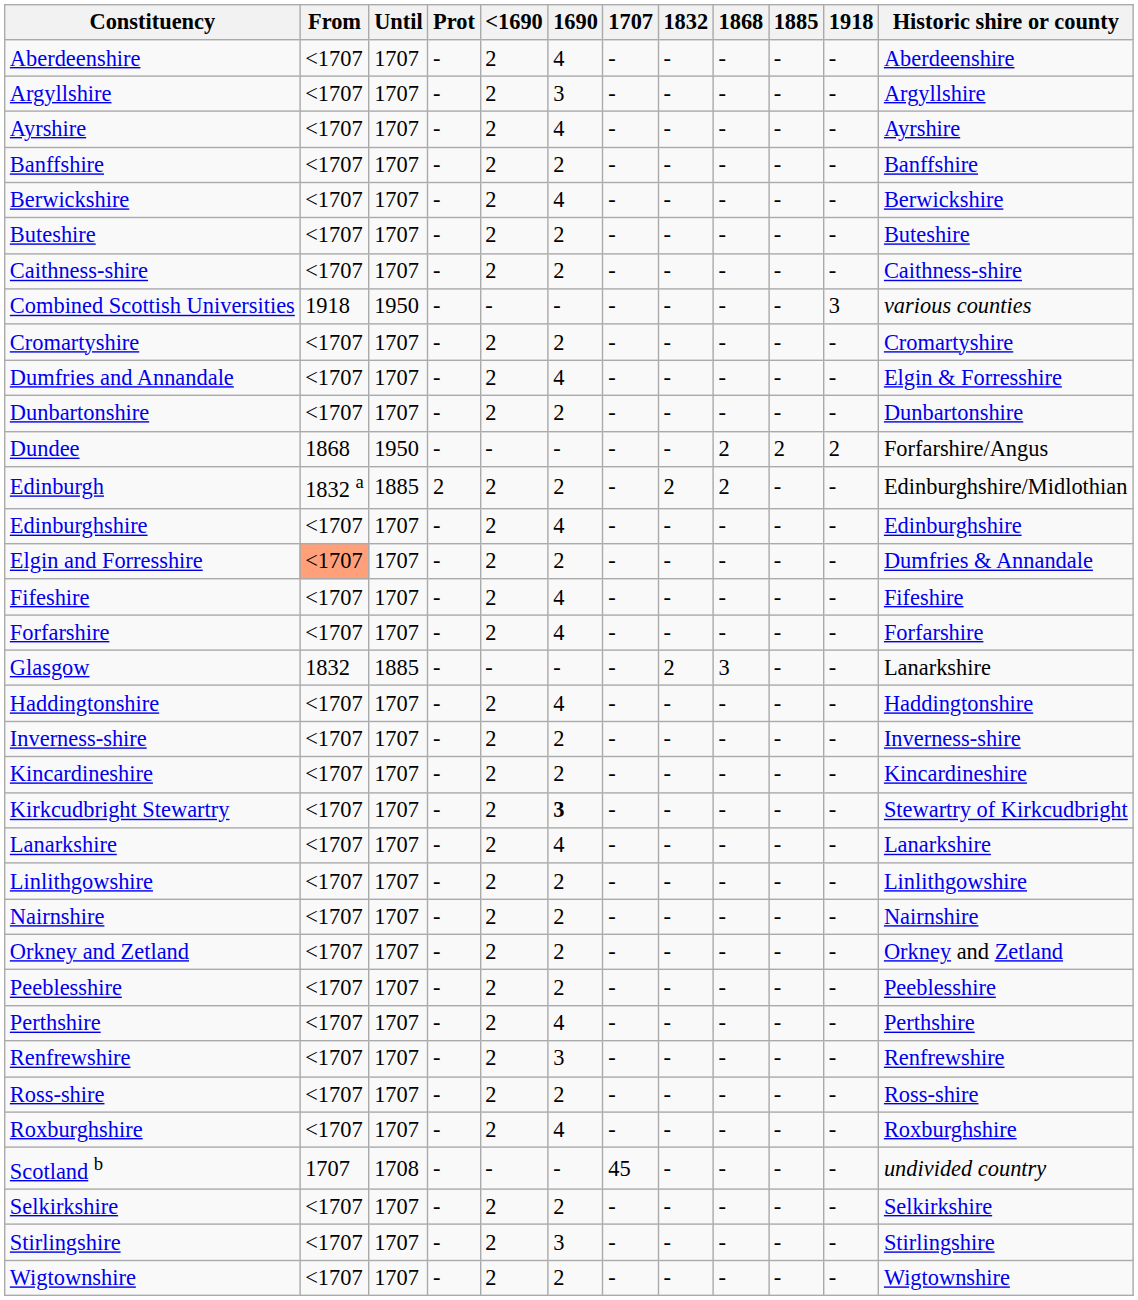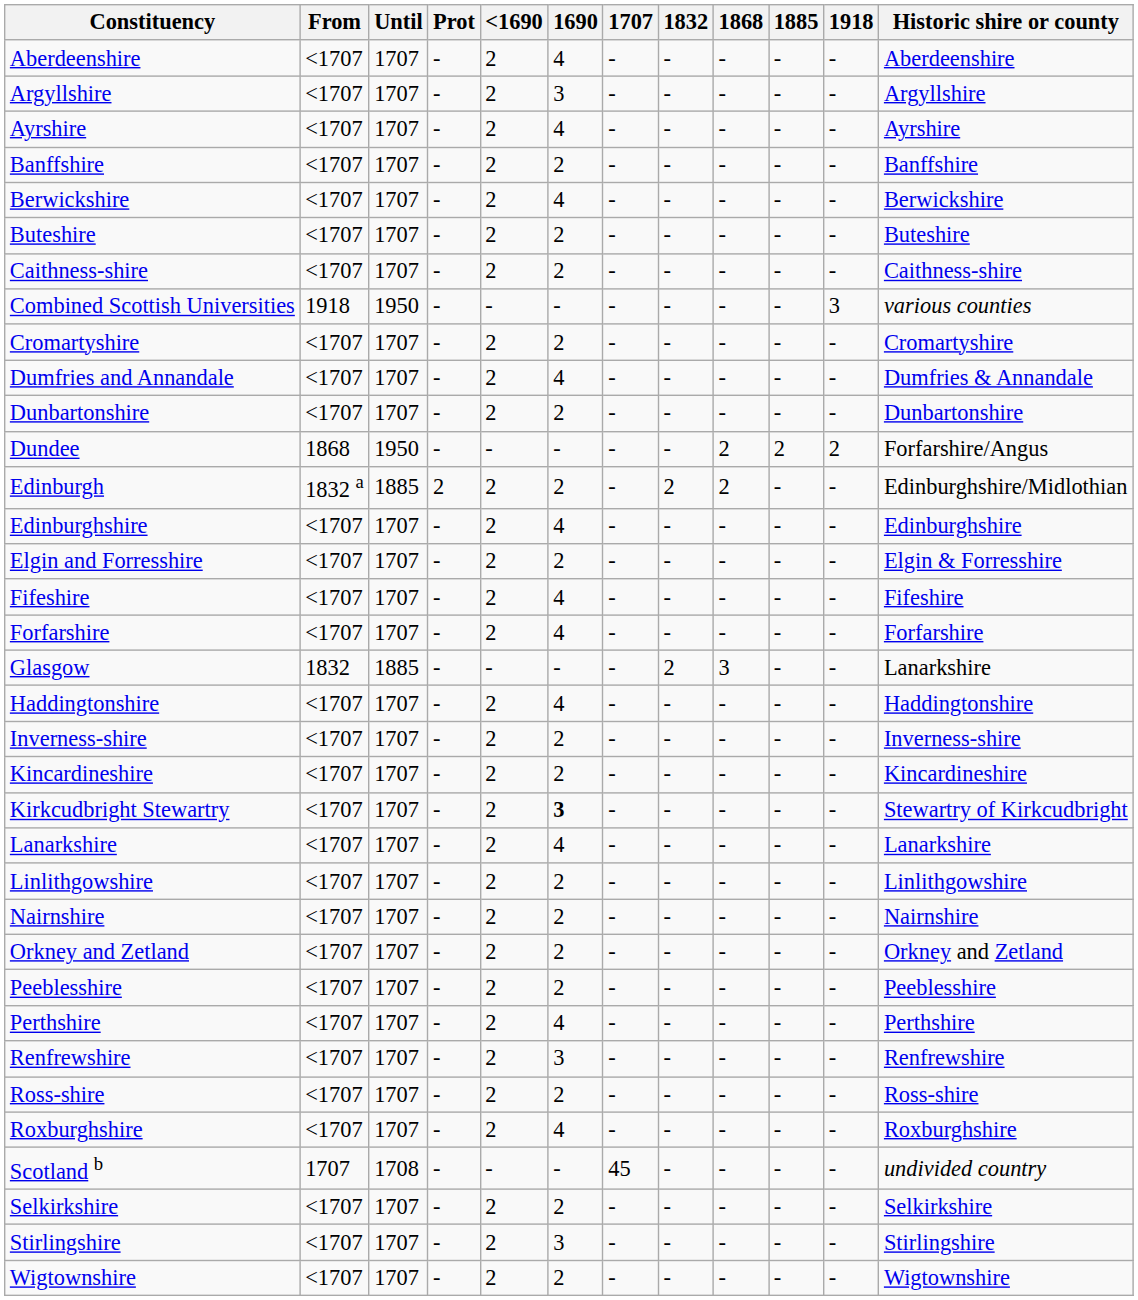(973, 377) Elgin & Forresshire -> (988, 377) Dumfries & Annandale
(334, 561) lightsalmon background -> (334, 561) no background
(988, 561) Dumfries & Annandale -> (973, 561) Elgin & Forresshire
